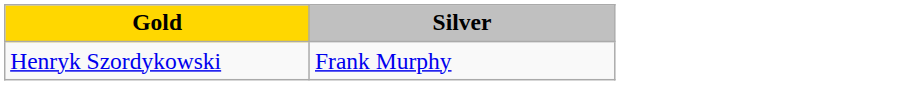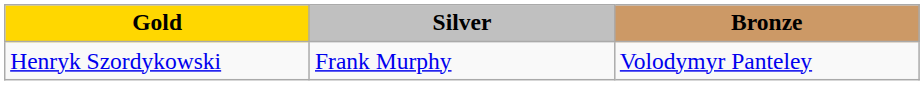+ column: (767, 23)
